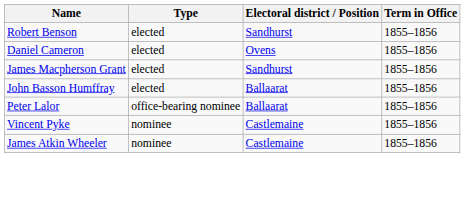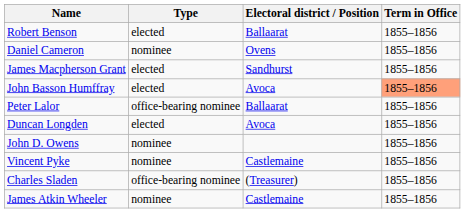(269, 32) Sandhurst -> (267, 32) Ballaarat
(148, 50) elected -> (151, 50) nominee
(267, 87) Ballaarat -> (260, 87) Avoca
(411, 87) no background -> (411, 87) lightsalmon background
+ row: (47, 124)
+ row: (43, 143)
+ row: (42, 180)
